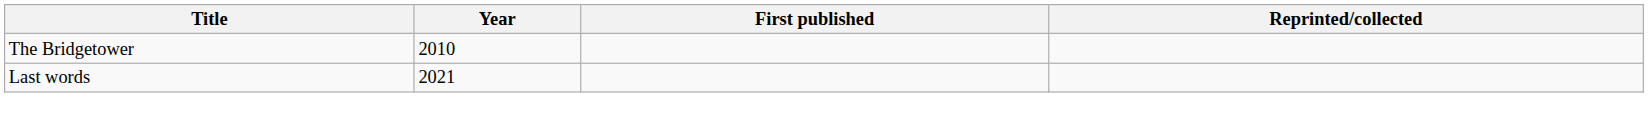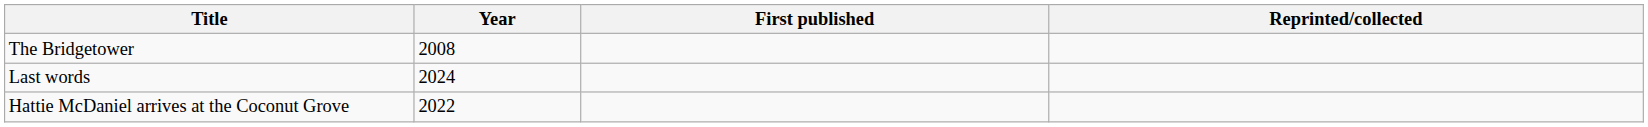(437, 48) 2010 -> (437, 48) 2008
(437, 77) 2021 -> (437, 77) 2024
+ row: (179, 106)
